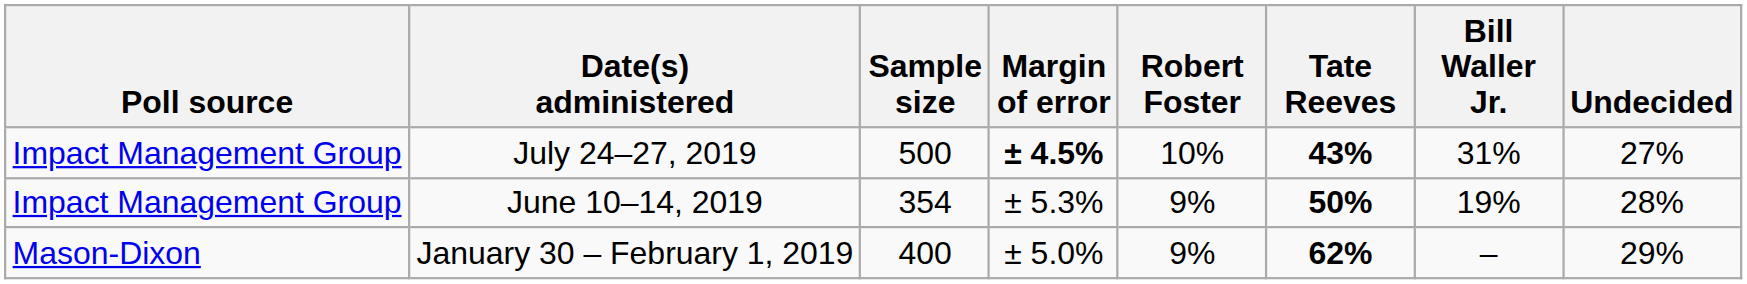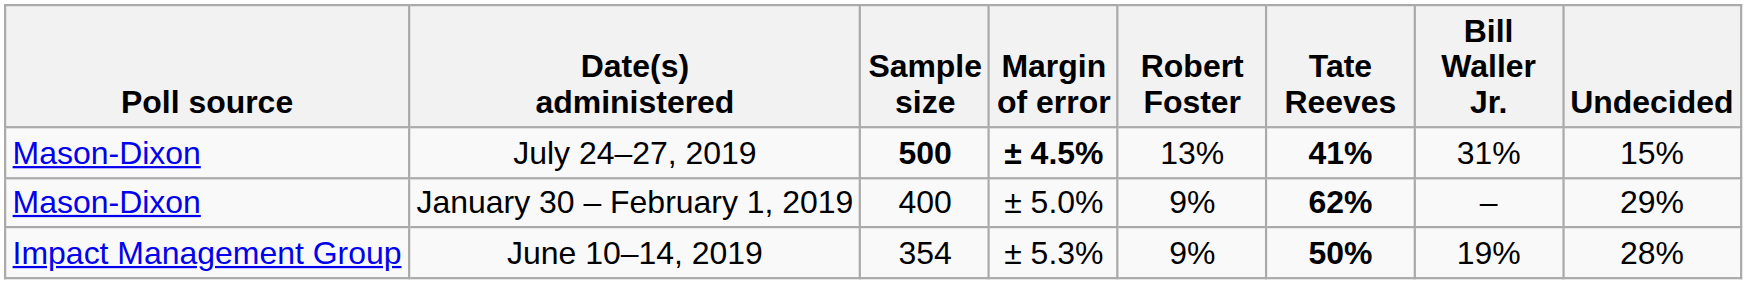(207, 152) Impact Management Group -> (107, 152) Mason-Dixon
(925, 152) normal -> (925, 152) bold
(1192, 152) 10% -> (1192, 152) 13%
(1340, 152) 43% -> (1340, 152) 41%
(1652, 152) 27% -> (1652, 152) 15%
rows swapped: (635, 203) <-> (635, 253)
